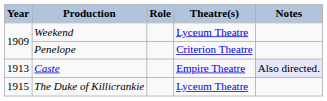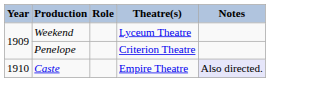(18, 68) 1913 -> (18, 68) 1910
- row: (89, 87)
